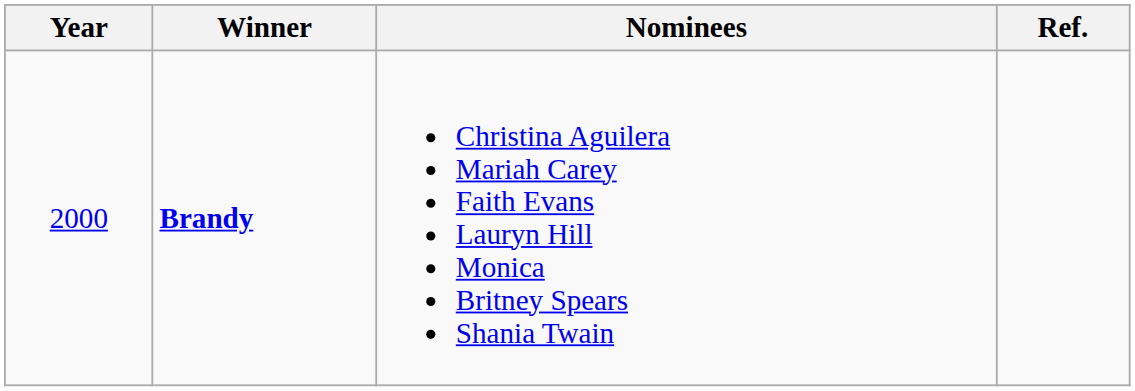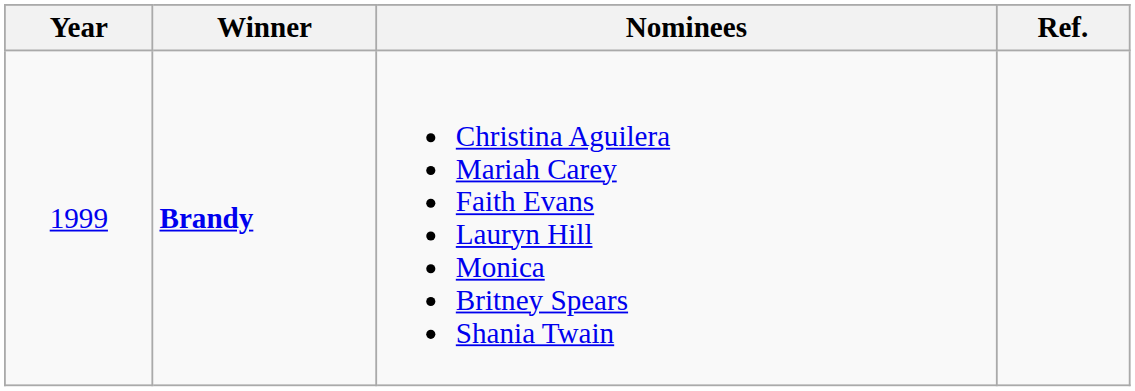(79, 217) 2000 -> (79, 217) 1999
